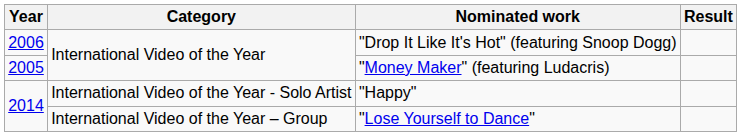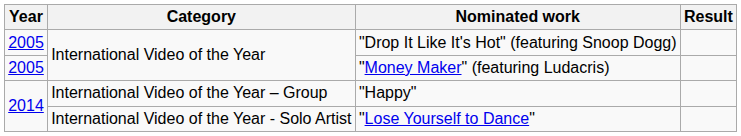(26, 42) 2006 -> (26, 42) 2005
(201, 93) International Video of the Year - Solo Artist -> (189, 93) International Video of the Year – Group
(189, 118) International Video of the Year – Group -> (201, 118) International Video of the Year - Solo Artist
